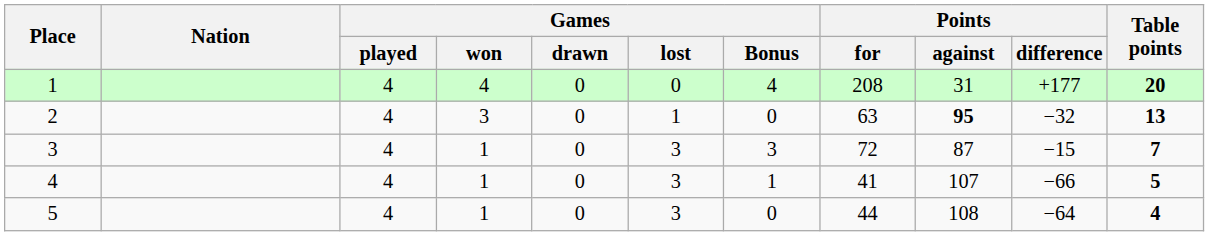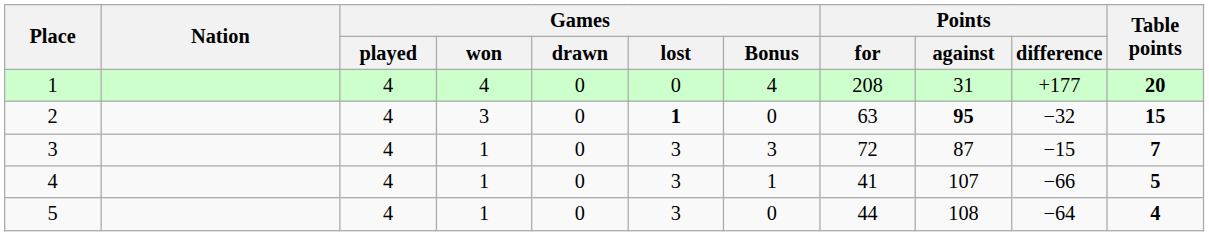(676, 117) normal -> (676, 117) bold
(1155, 117) 13 -> (1155, 117) 15
